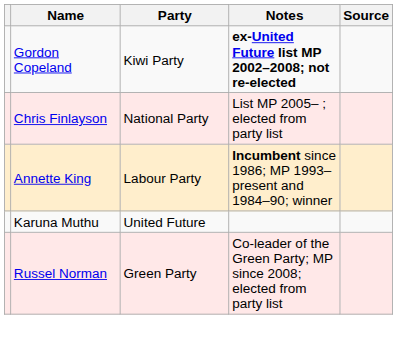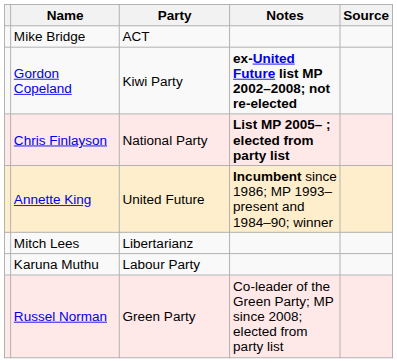+ row: (50, 37)
(279, 119) normal -> (282, 140) bold
(162, 178) Labour Party -> (163, 199) United Future
+ row: (47, 243)
(165, 222) United Future -> (161, 265) Labour Party
